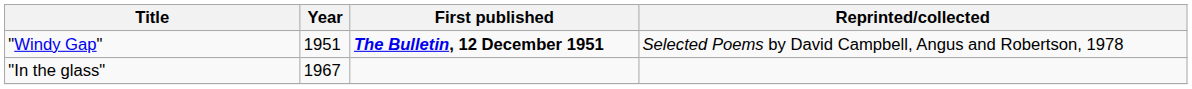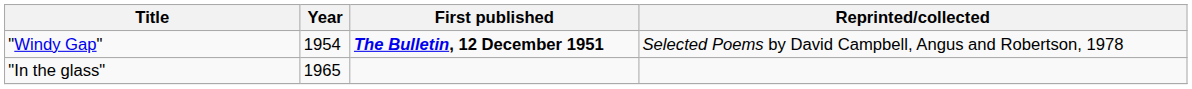(322, 44) 1951 -> (322, 44) 1954
(322, 70) 1967 -> (322, 70) 1965
